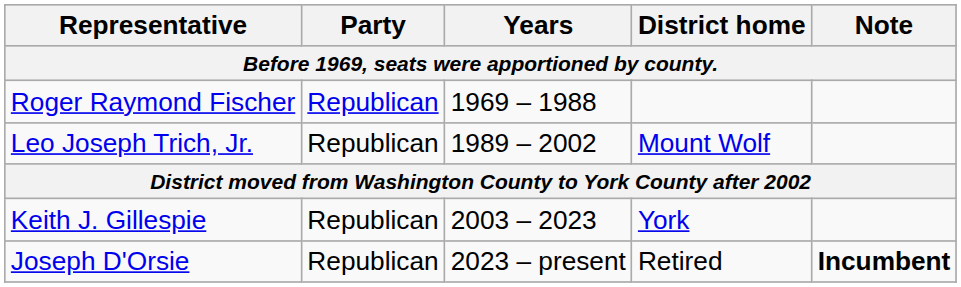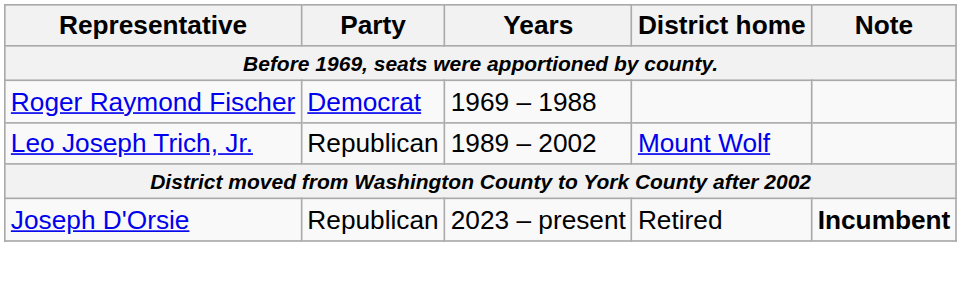(373, 101) Republican -> (364, 101) Democrat
- row: (109, 219)
